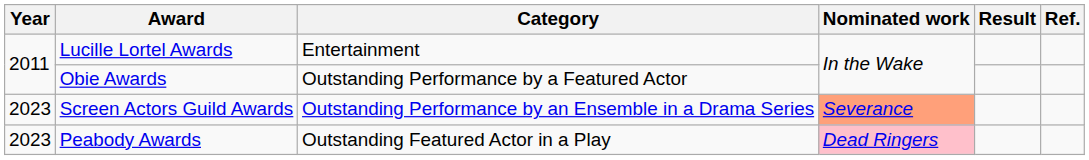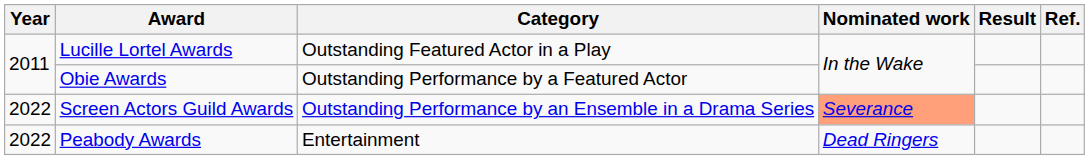(361, 49) Entertainment -> (456, 49) Outstanding Featured Actor in a Play
(30, 109) 2023 -> (30, 109) 2022
(30, 139) 2023 -> (30, 139) 2022
(456, 139) Outstanding Featured Actor in a Play -> (361, 139) Entertainment
(881, 139) pink background -> (881, 139) no background
